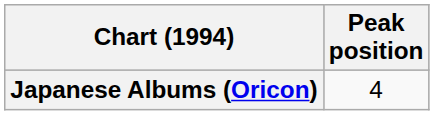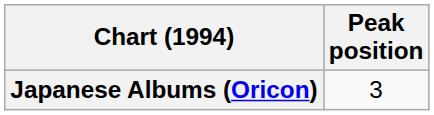(376, 89) 4 -> (376, 89) 3
